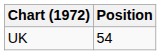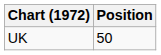(105, 38) 54 -> (105, 38) 50
